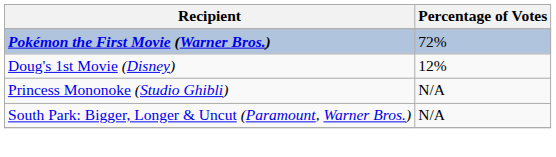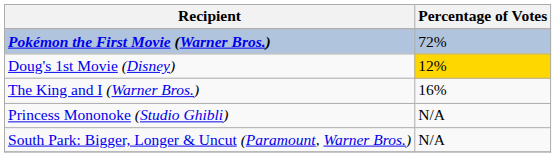(432, 66) no background -> (432, 66) gold background
+ row: (104, 90)
